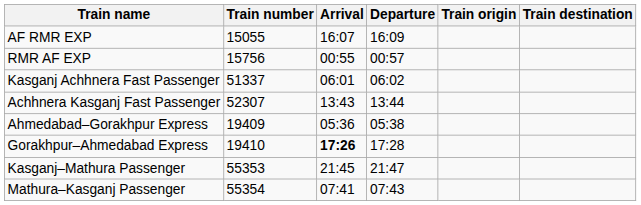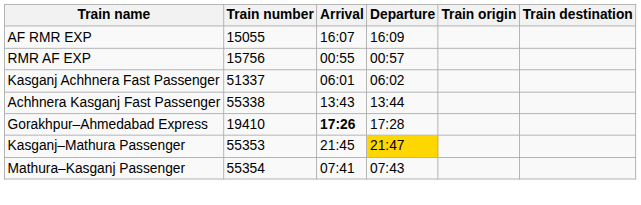(246, 102) 52307 -> (246, 102) 55338
- row: (108, 124)
(387, 168) no background -> (387, 146) gold background
